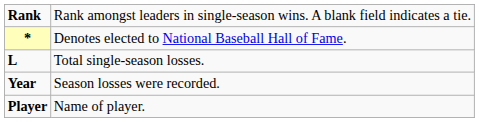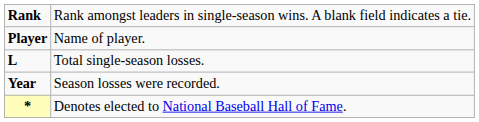rows swapped: (27, 106) <-> (27, 38)
